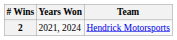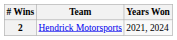columns swapped: (128, 12) <-> (60, 12)
